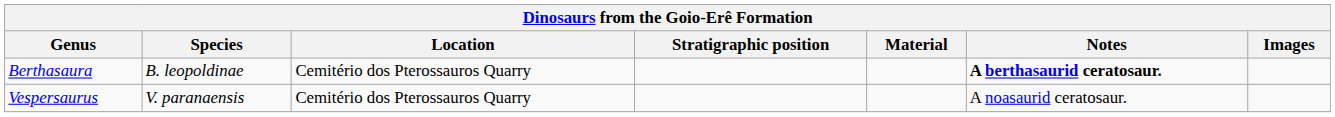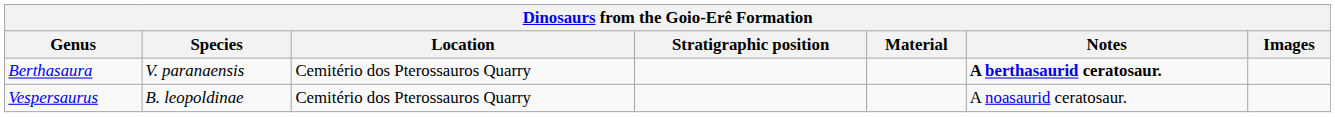(195, 71) B. leopoldinae -> (195, 71) V. paranaensis
(195, 97) V. paranaensis -> (195, 97) B. leopoldinae
